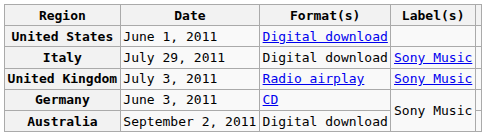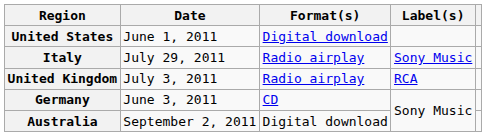(325, 57) Digital download -> (313, 57) Radio airplay
(433, 79) Sony Music -> (406, 79) RCA
